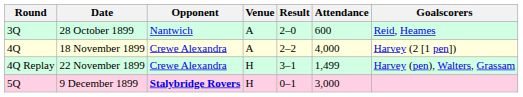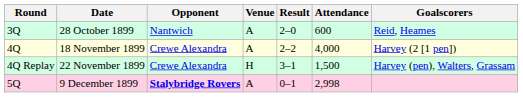(327, 65) 1,499 -> (327, 65) 1,500
(249, 83) H -> (249, 83) A
(327, 83) 3,000 -> (327, 83) 2,998
